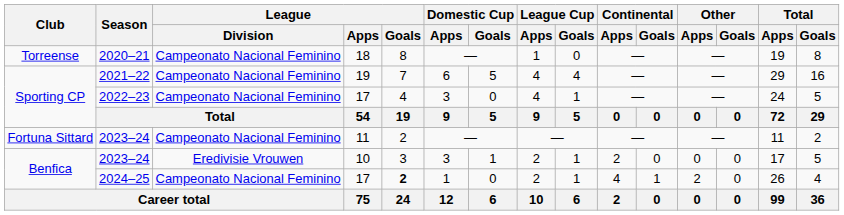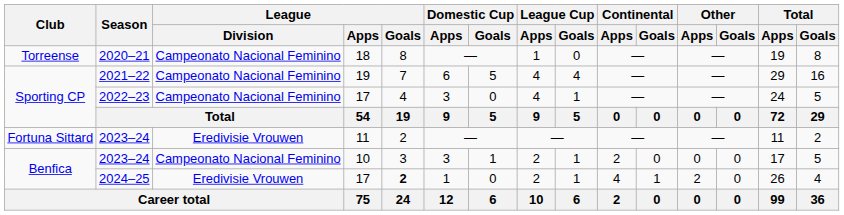(248, 138) Campeonato Nacional Feminino -> (248, 138) Eredivisie Vrouwen
(248, 158) Eredivisie Vrouwen -> (248, 158) Campeonato Nacional Feminino
(248, 179) Campeonato Nacional Feminino -> (248, 179) Eredivisie Vrouwen
